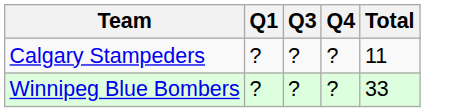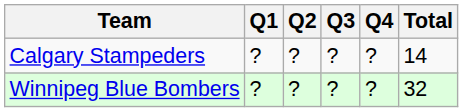+ column: (302, 21)
(376, 55) 11 -> (415, 55) 14
(377, 89) 33 -> (415, 89) 32
